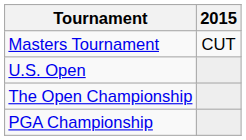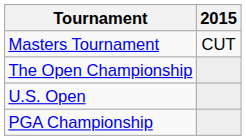rows swapped: (47, 70) <-> (100, 97)
